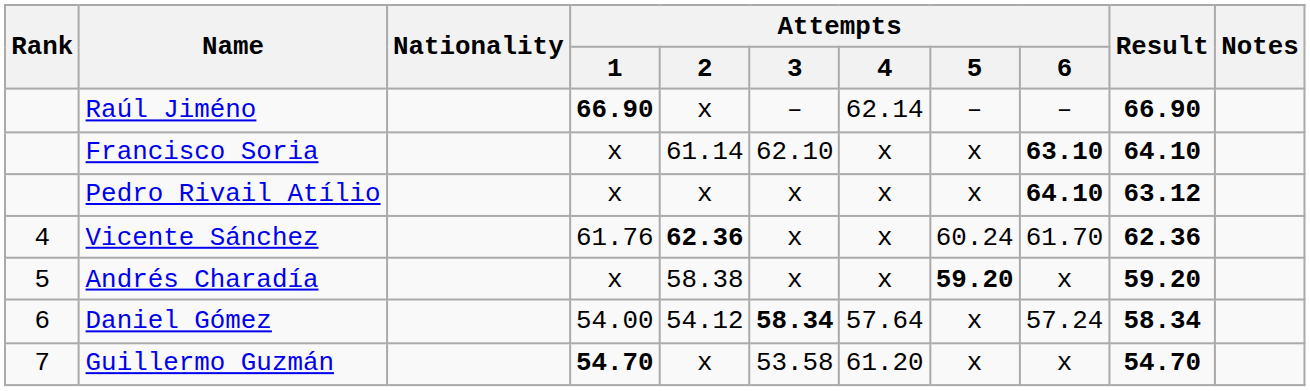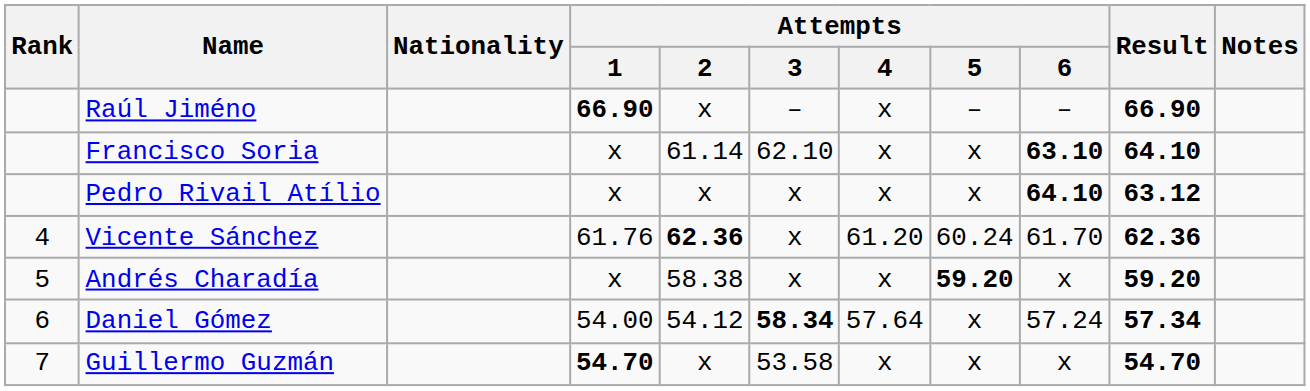(885, 110) 62.14 -> (885, 110) x
(885, 237) x -> (885, 237) 61.20
(1162, 321) 58.34 -> (1162, 321) 57.34
(885, 363) 61.20 -> (885, 363) x
